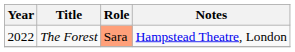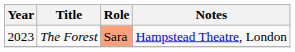(21, 36) 2022 -> (21, 36) 2023
